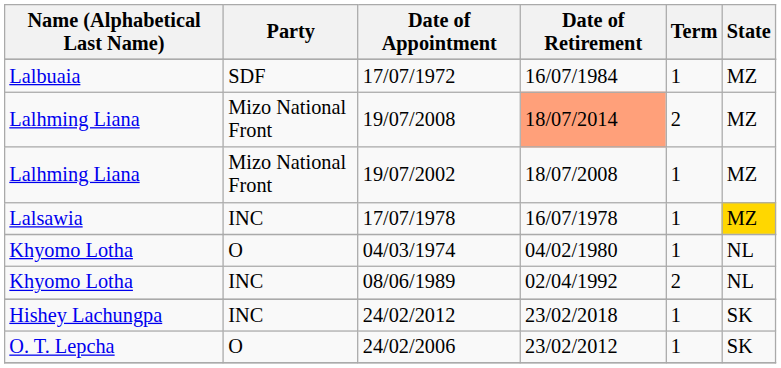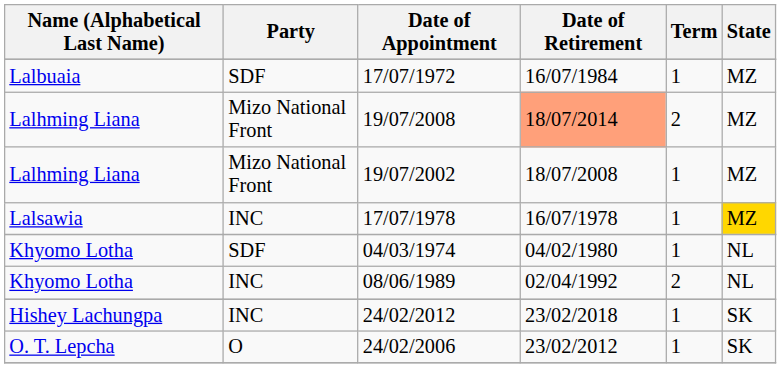(236, 250) O -> (247, 250) SDF
